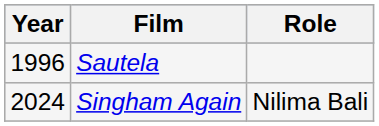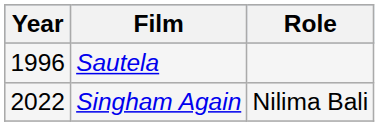(38, 101) 2024 -> (38, 101) 2022
